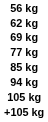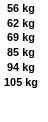- row: (24, 53)
- row: (24, 113)
